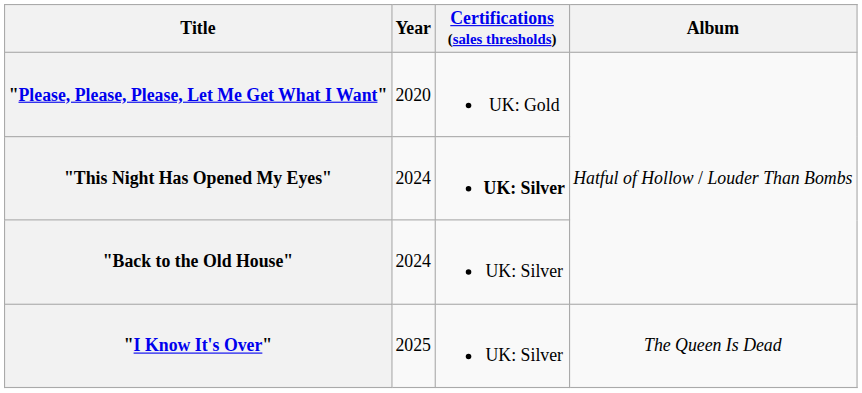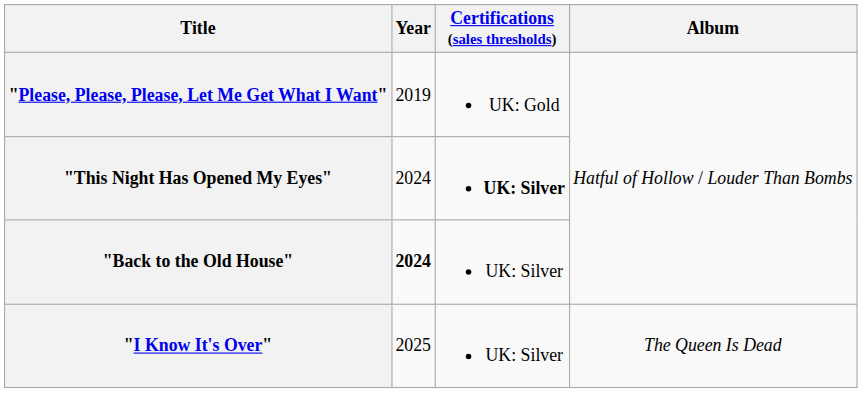(413, 94) 2020 -> (413, 94) 2019
(413, 261) normal -> (413, 261) bold
